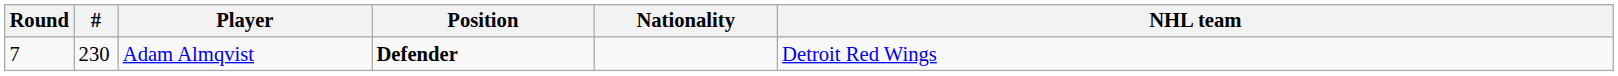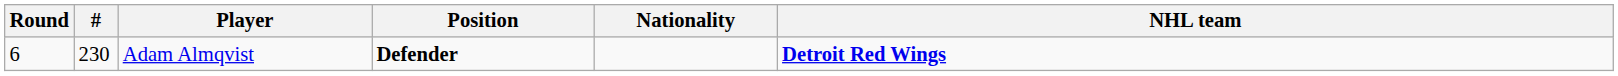(15, 53) 7 -> (15, 53) 6
(859, 53) normal -> (864, 53) bold
